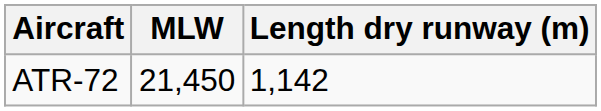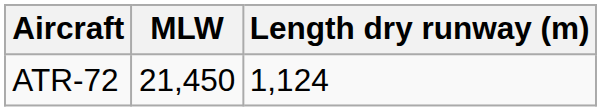(289, 79) 1,142 -> (289, 79) 1,124
